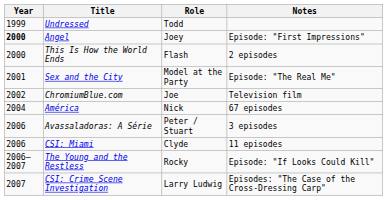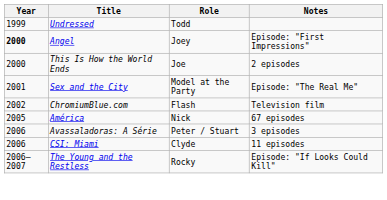(176, 55) Flash -> (178, 64) Joe
(171, 95) Joe -> (183, 104) Flash
(16, 108) 2004 -> (16, 118) 2005
- row: (84, 184)
